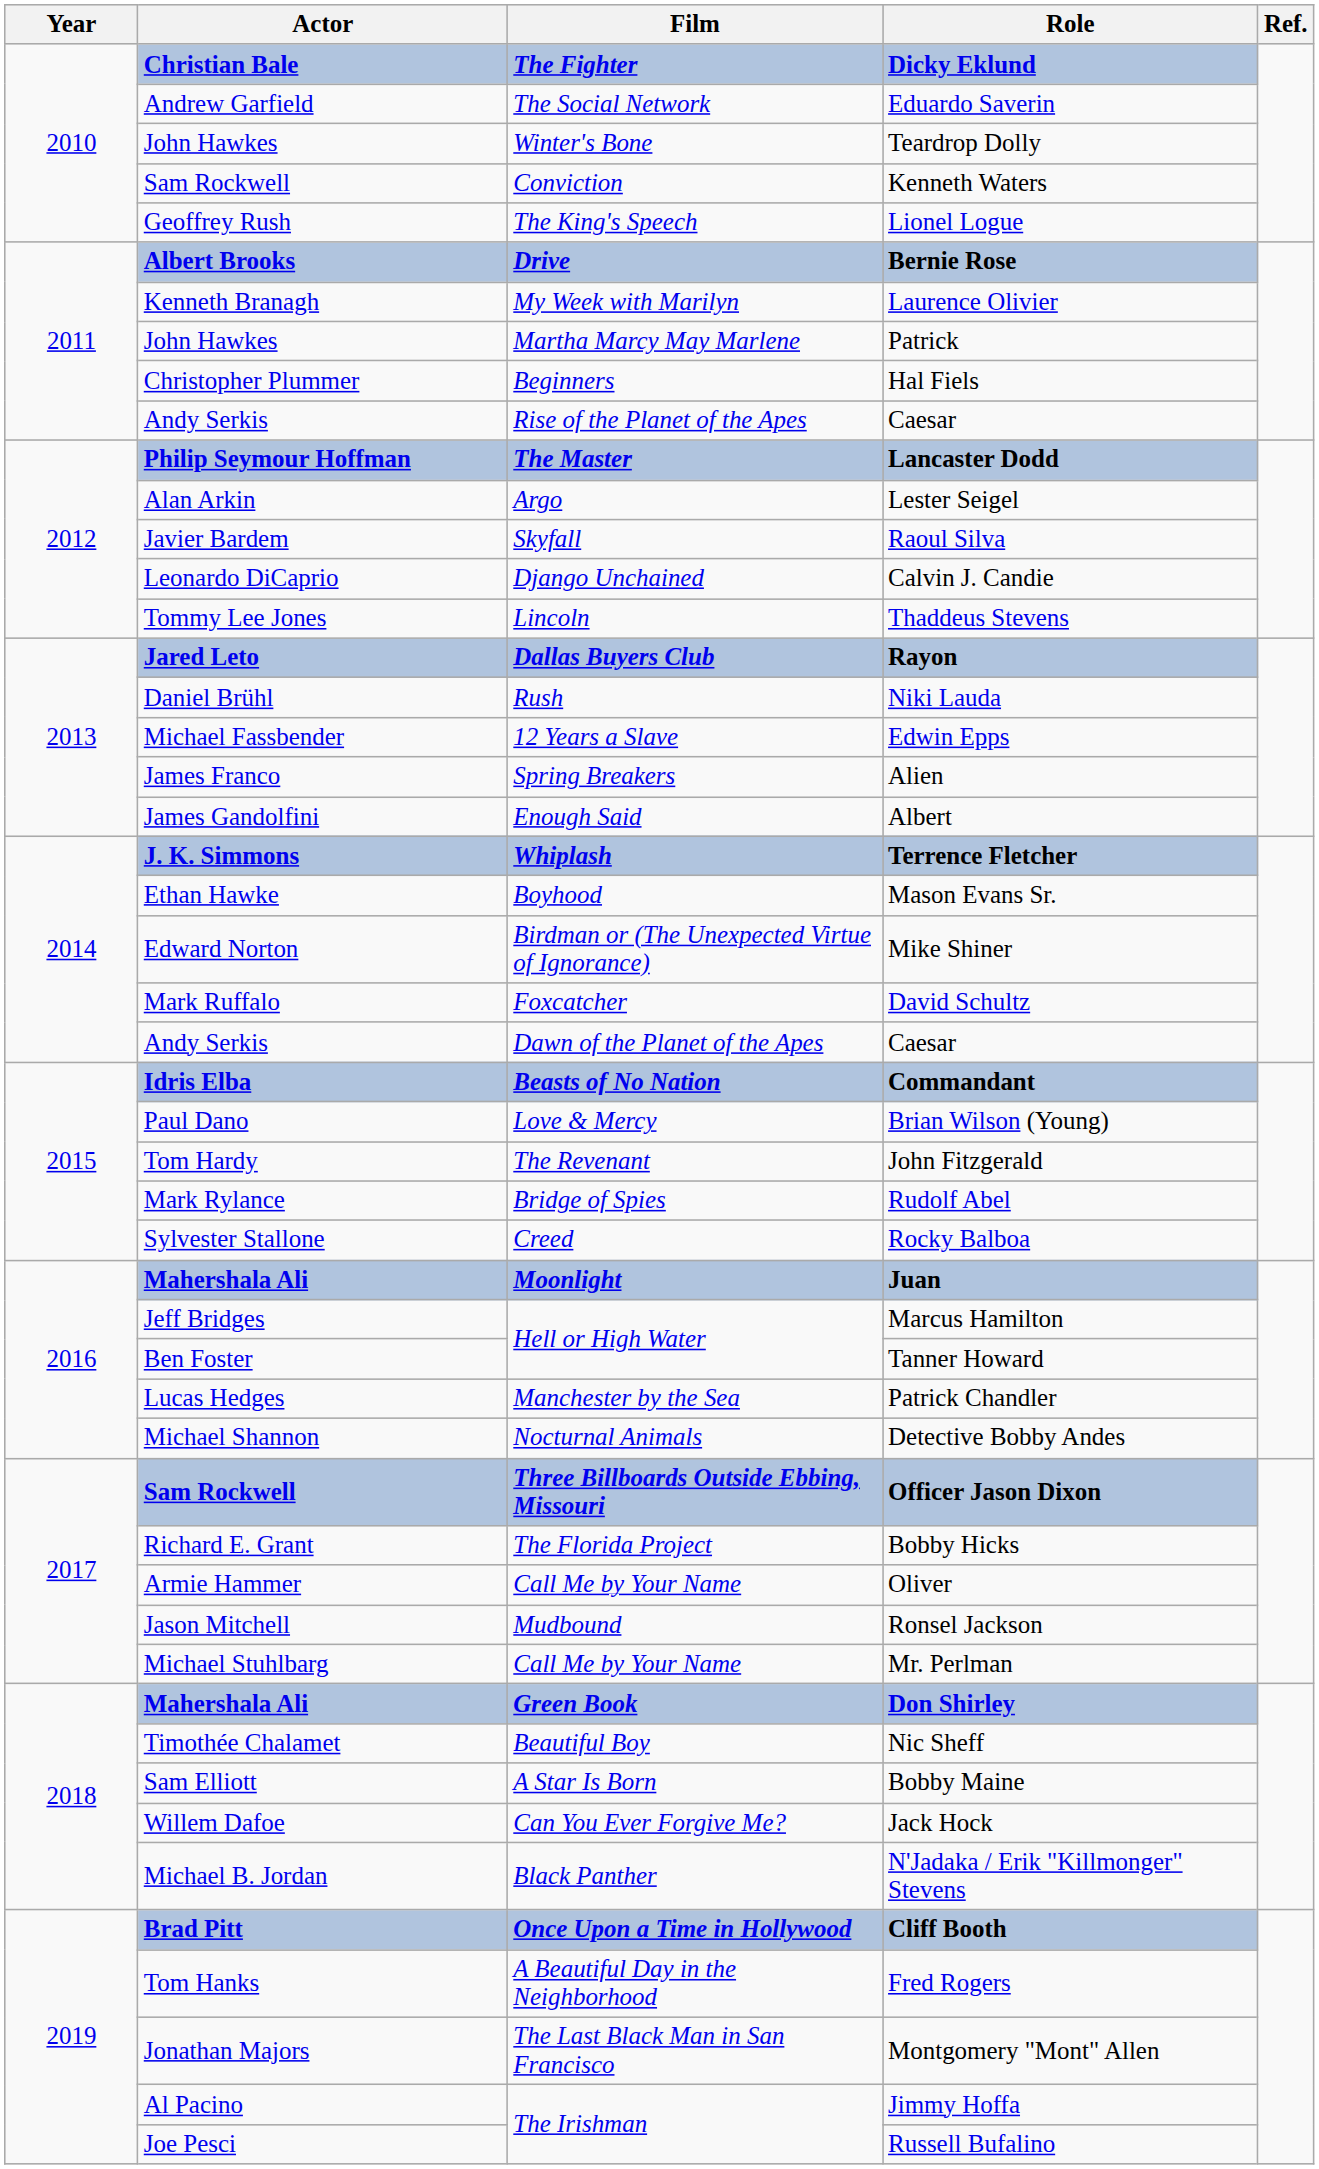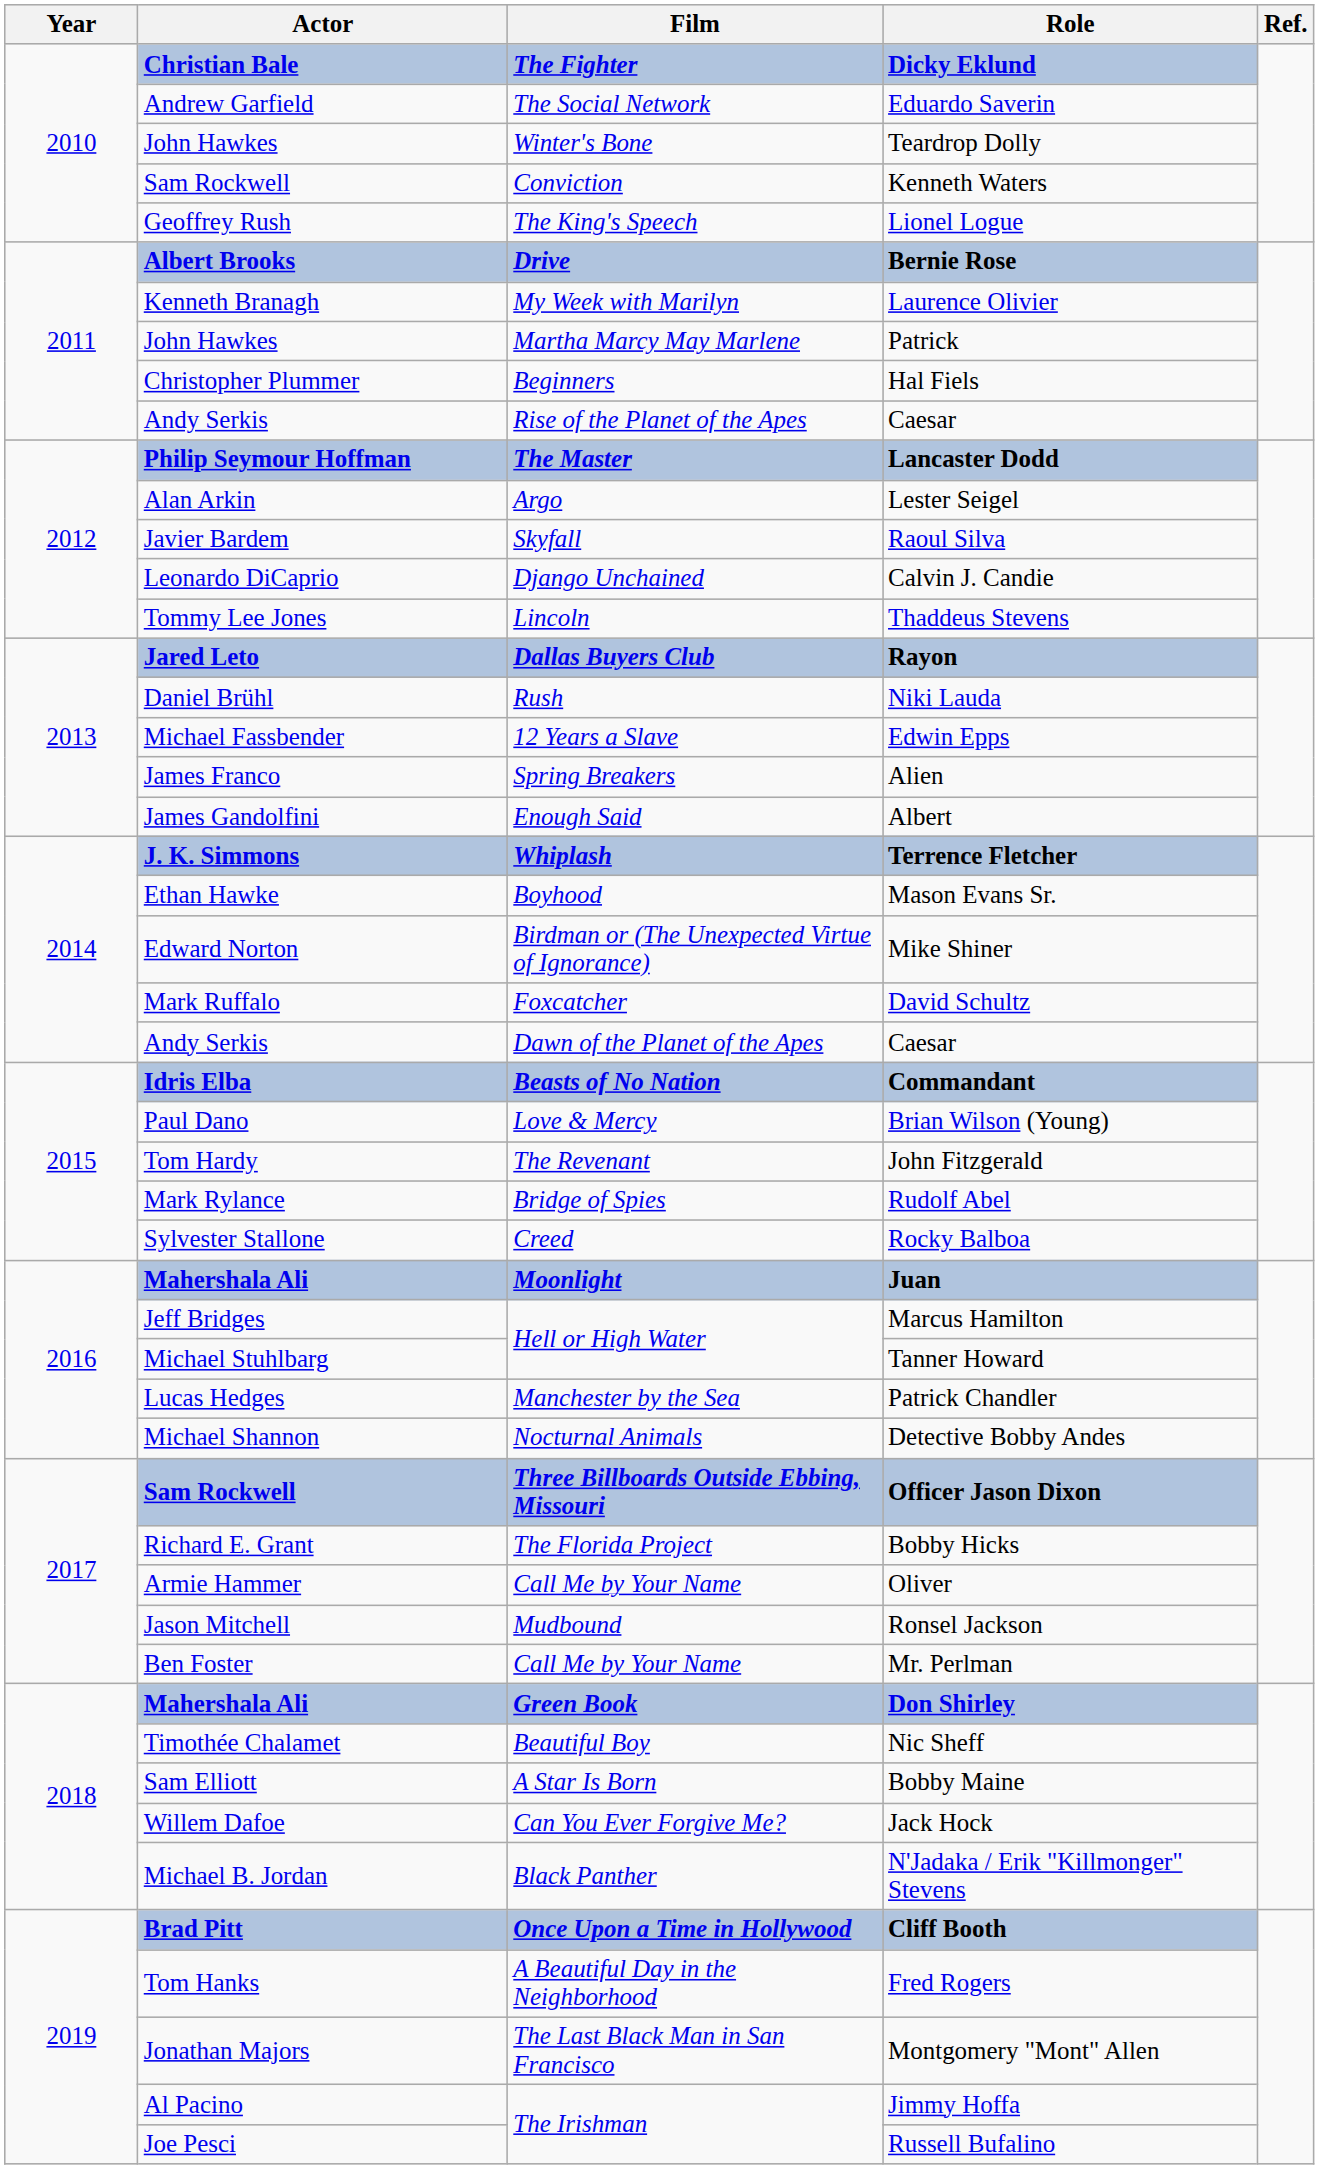(198, 1358) Ben Foster -> (236, 1358) Michael Stuhlbarg
(236, 1663) Michael Stuhlbarg -> (198, 1663) Ben Foster
